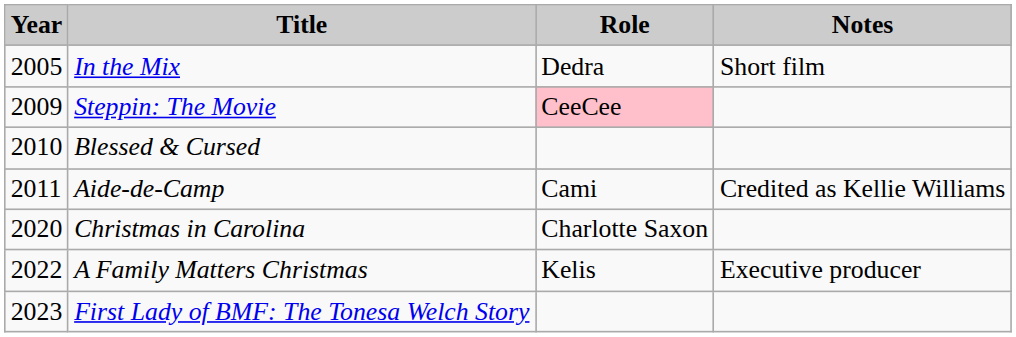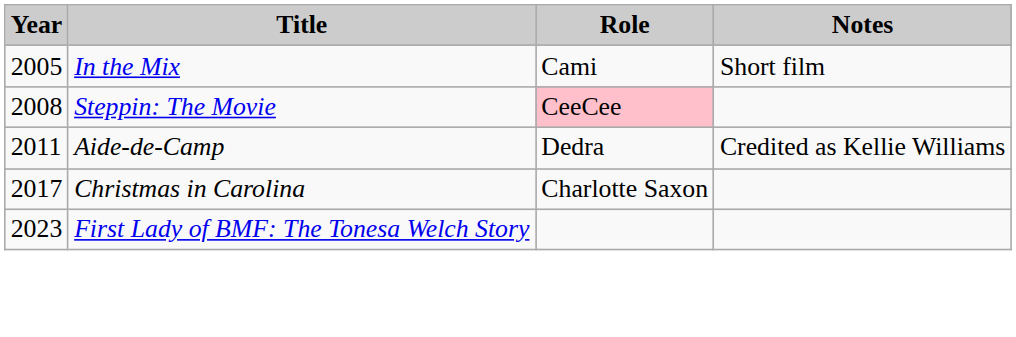(573, 65) Dedra -> (569, 65) Cami
(37, 106) 2009 -> (37, 106) 2008
- row: (167, 147)
(569, 188) Cami -> (573, 147) Dedra
(37, 229) 2020 -> (37, 188) 2017
- row: (221, 270)
